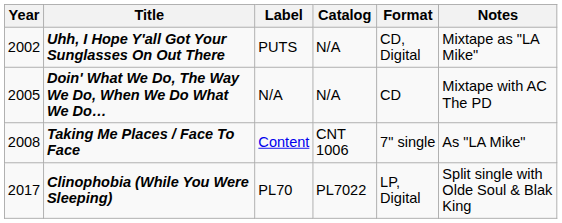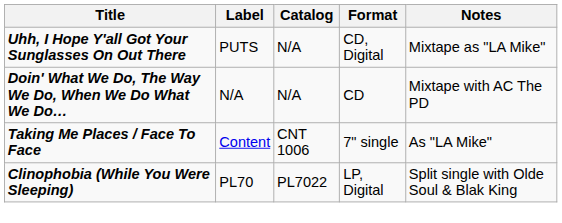- column: (24, 16)
